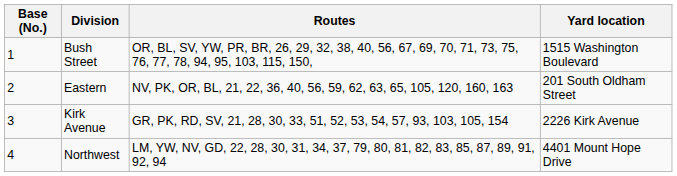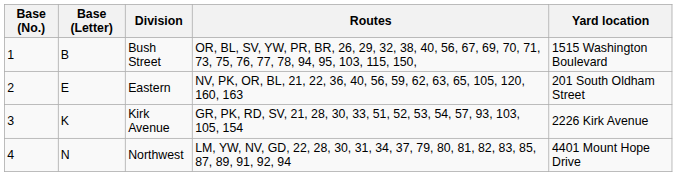+ column: (92, 21)
